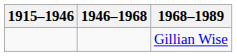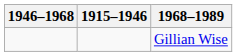columns swapped: (41, 16) <-> (114, 16)
